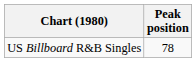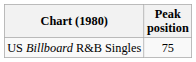(168, 47) 78 -> (168, 47) 75
